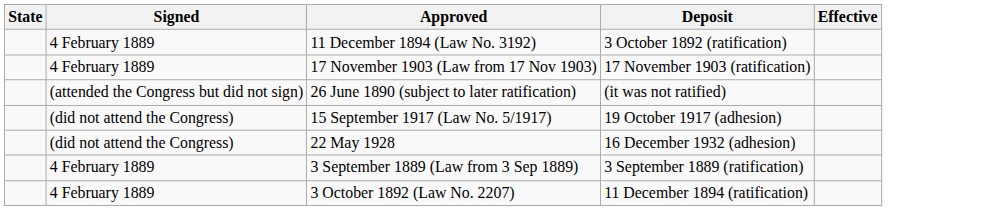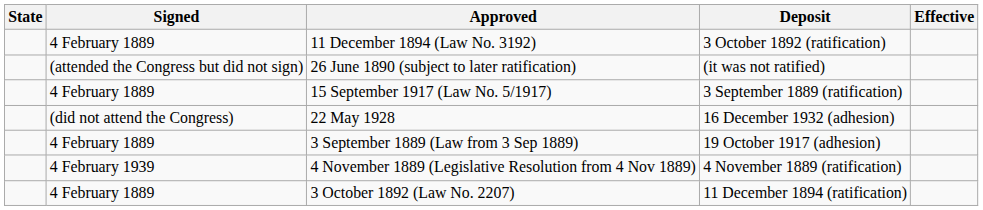- row: (454, 67)
(142, 117) (did not attend the Congress) -> (102, 92) 4 February 1889
(693, 117) 19 October 1917 (adhesion) -> (803, 92) 3 September 1889 (ratification)
(704, 167) 3 September 1889 (ratification) -> (792, 142) 19 October 1917 (adhesion)
+ row: (503, 167)
